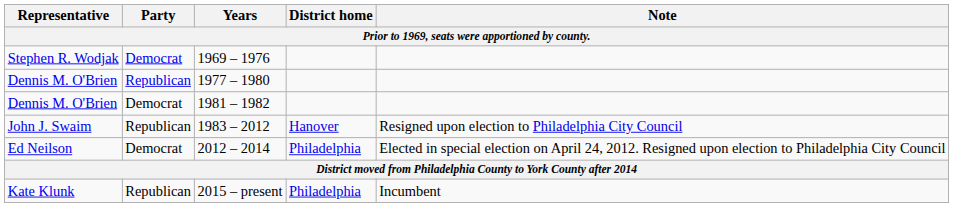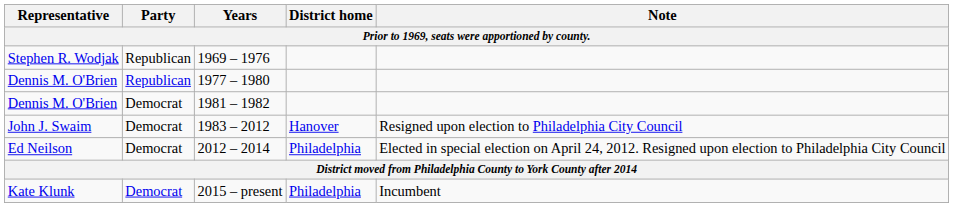(154, 57) Democrat -> (158, 57) Republican
(158, 126) Republican -> (154, 126) Democrat
(158, 190) Republican -> (154, 190) Democrat
